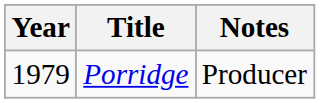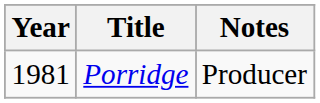(41, 73) 1979 -> (41, 73) 1981
